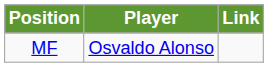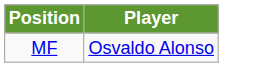- column: (241, 18)
